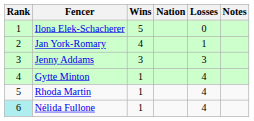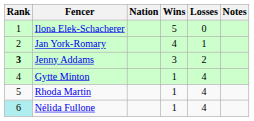columns swapped: (171, 12) <-> (140, 12)
(18, 60) normal -> (18, 60) bold
(204, 60) 3 -> (204, 60) 2
